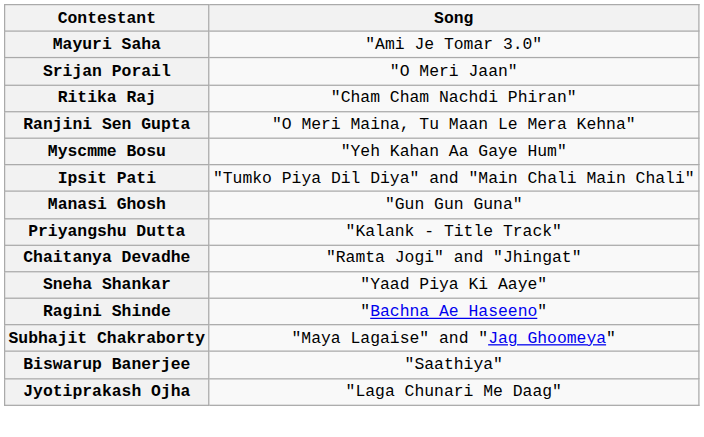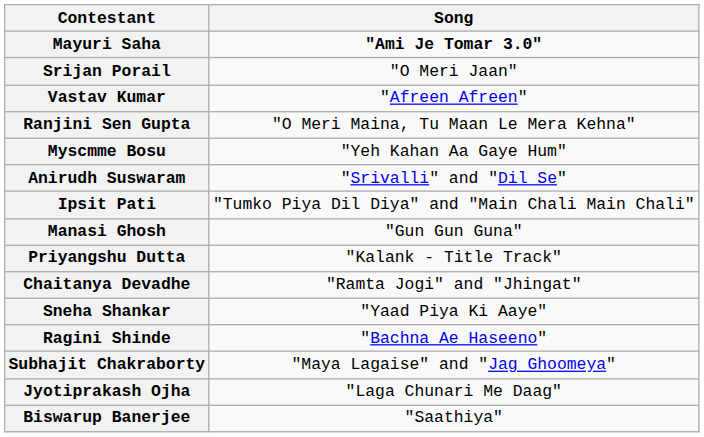(454, 45) normal -> (454, 45) bold
- row: (107, 98)
+ row: (107, 98)
+ row: (107, 178)
rows swapped: (107, 365) <-> (107, 392)
